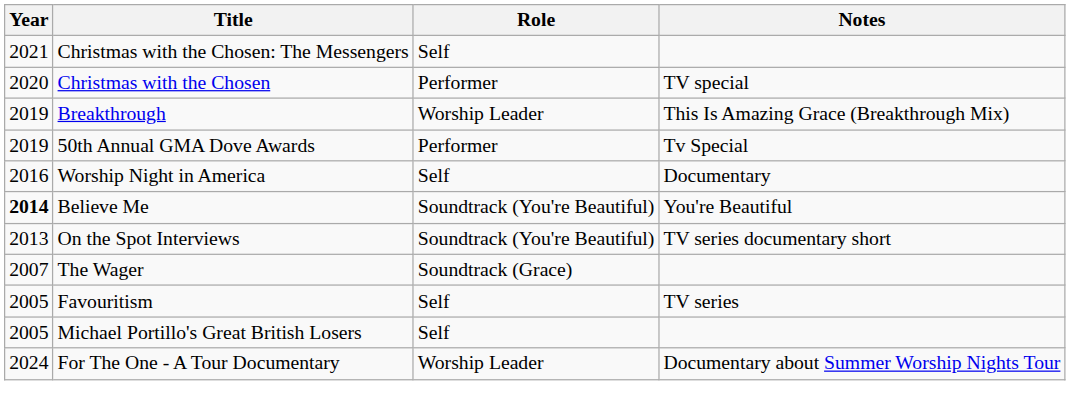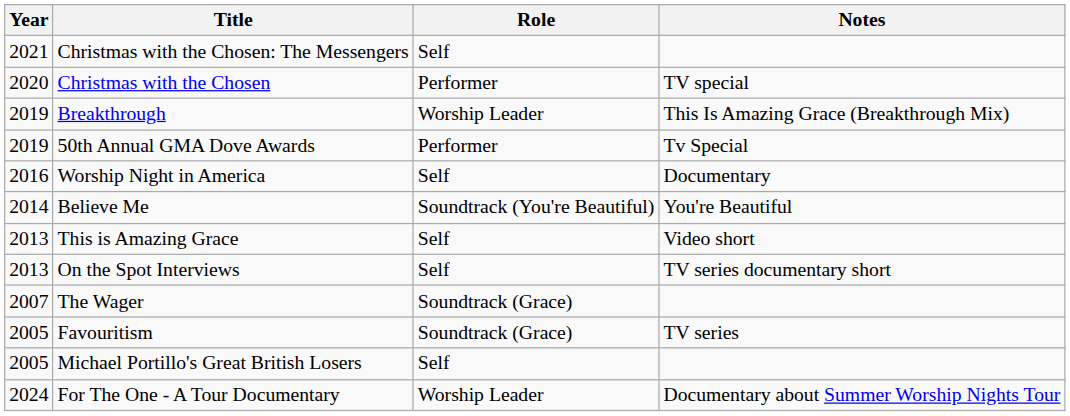(29, 207) bold -> (29, 207) normal
+ row: (148, 238)
(536, 238) Soundtrack (You're Beautiful) -> (434, 269) Self
(434, 301) Self -> (495, 332) Soundtrack (Grace)
